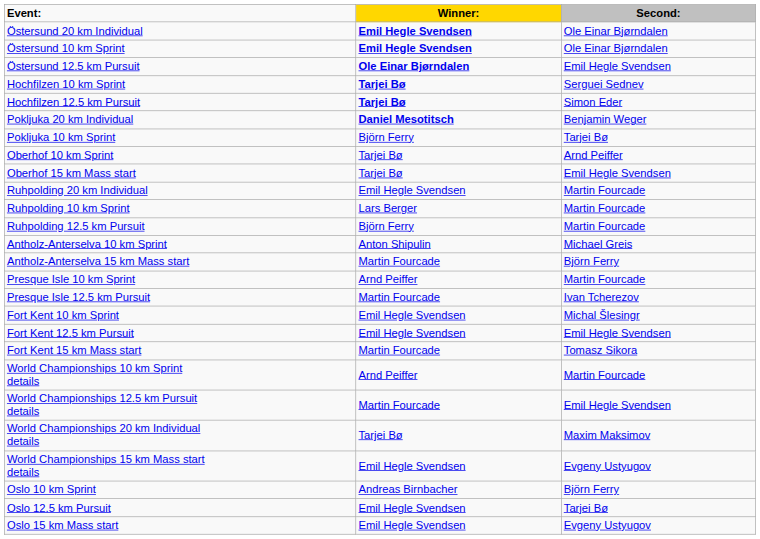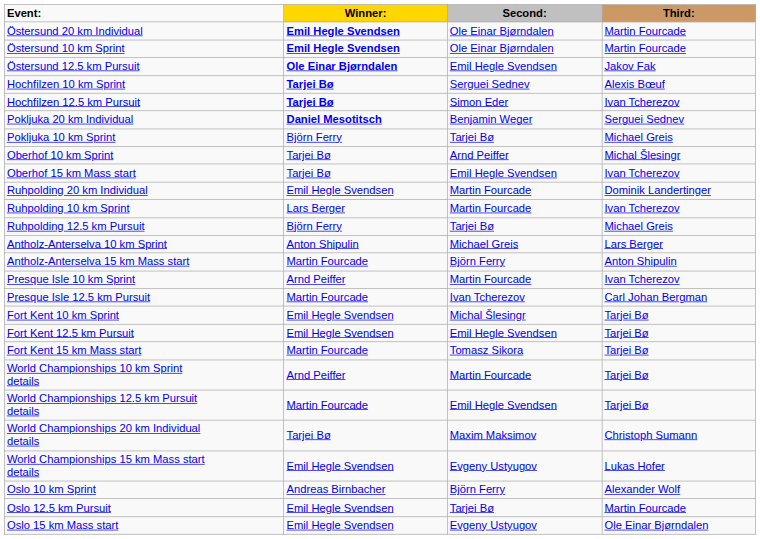+ column: (679, 13)
(605, 226) Martin Fourcade -> (472, 226) Tarjei Bø
